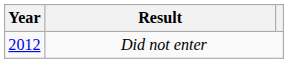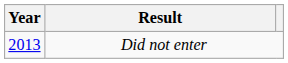(24, 44) 2012 -> (24, 44) 2013
